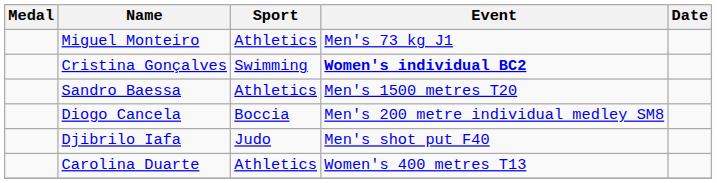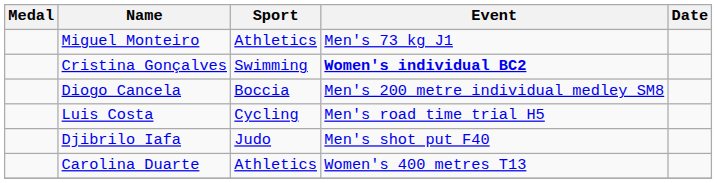- row: (121, 91)
+ row: (108, 116)
